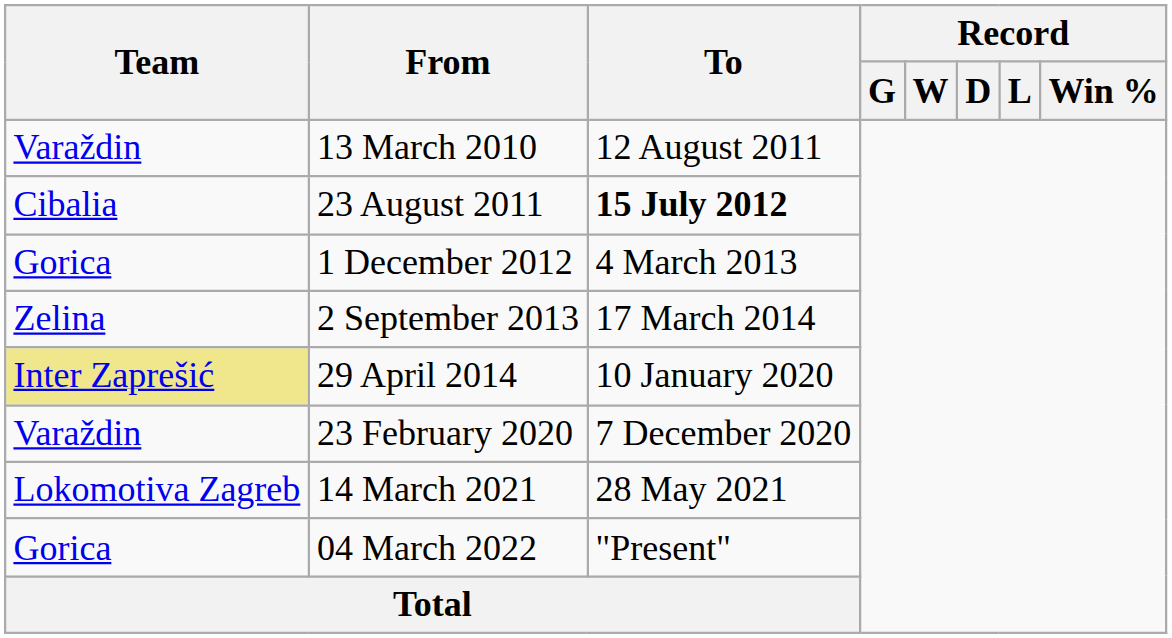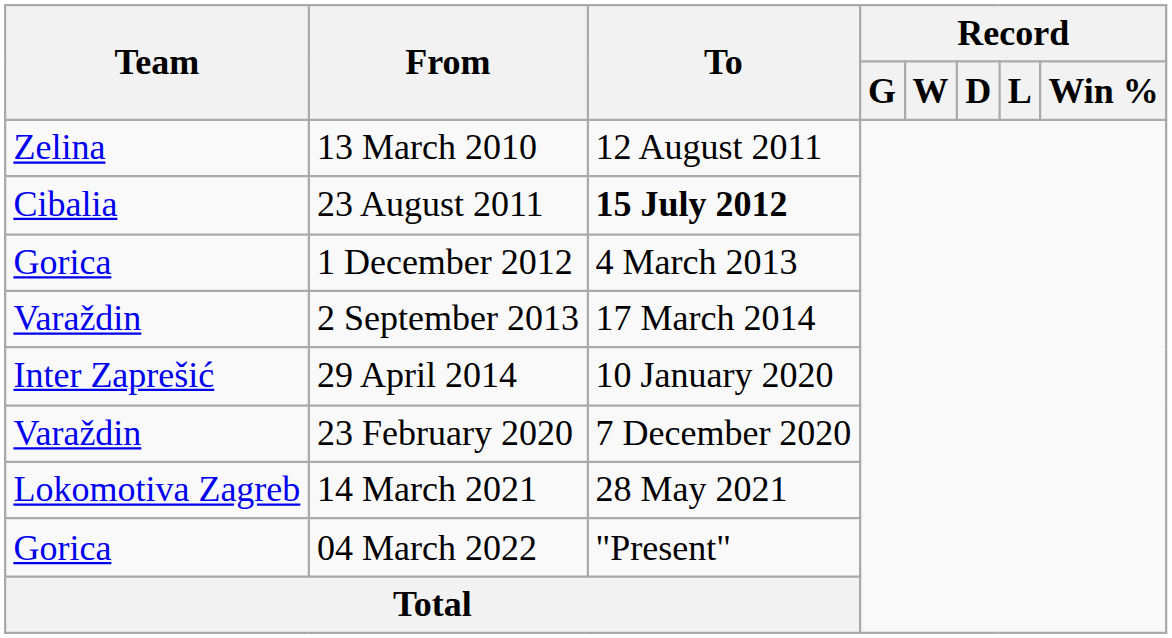(77, 147) Varaždin -> (59, 147) Zelina
(59, 318) Zelina -> (77, 318) Varaždin
(114, 375) khaki background -> (114, 375) no background
